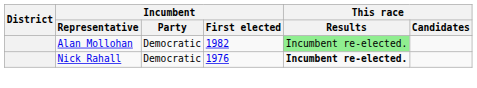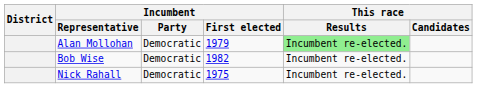(217, 44) 1982 -> (217, 44) 1979
+ row: (81, 59)
(217, 59) 1976 -> (217, 75) 1975
(346, 59) bold -> (346, 75) normal
